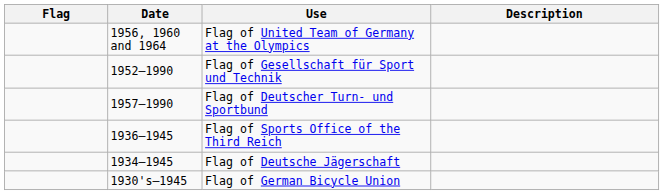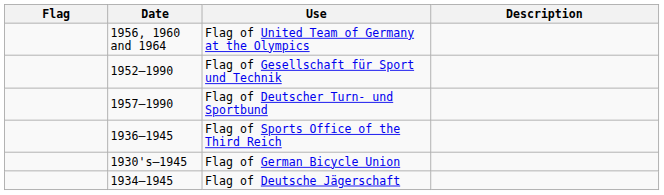rows swapped: (303, 162) <-> (303, 180)
